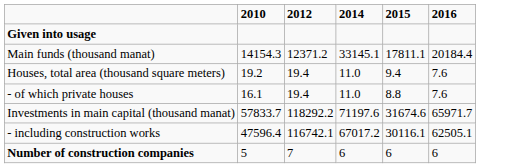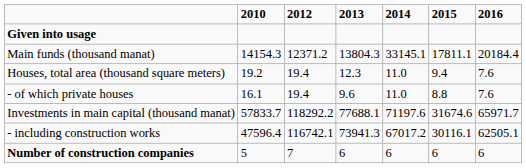+ column: (352, 14)
